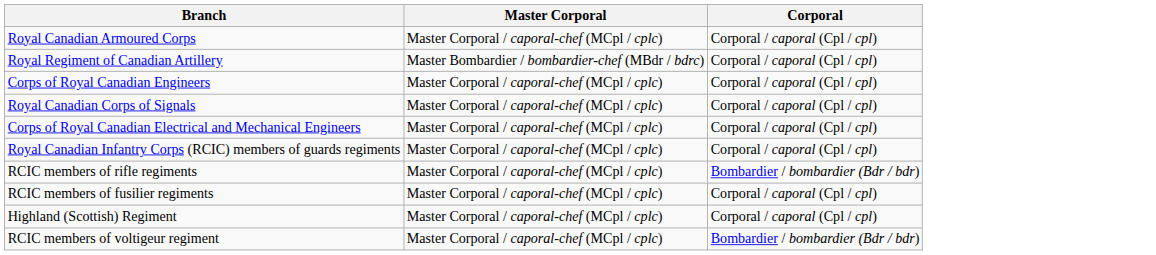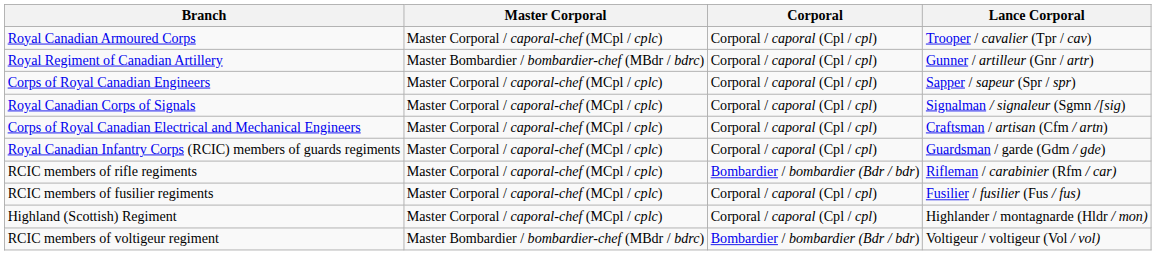+ column: (1037, 15)
(535, 238) Master Corporal / caporal-chef (MCpl / cplc) -> (555, 238) Master Bombardier / bombardier-chef (MBdr / bdrc)
